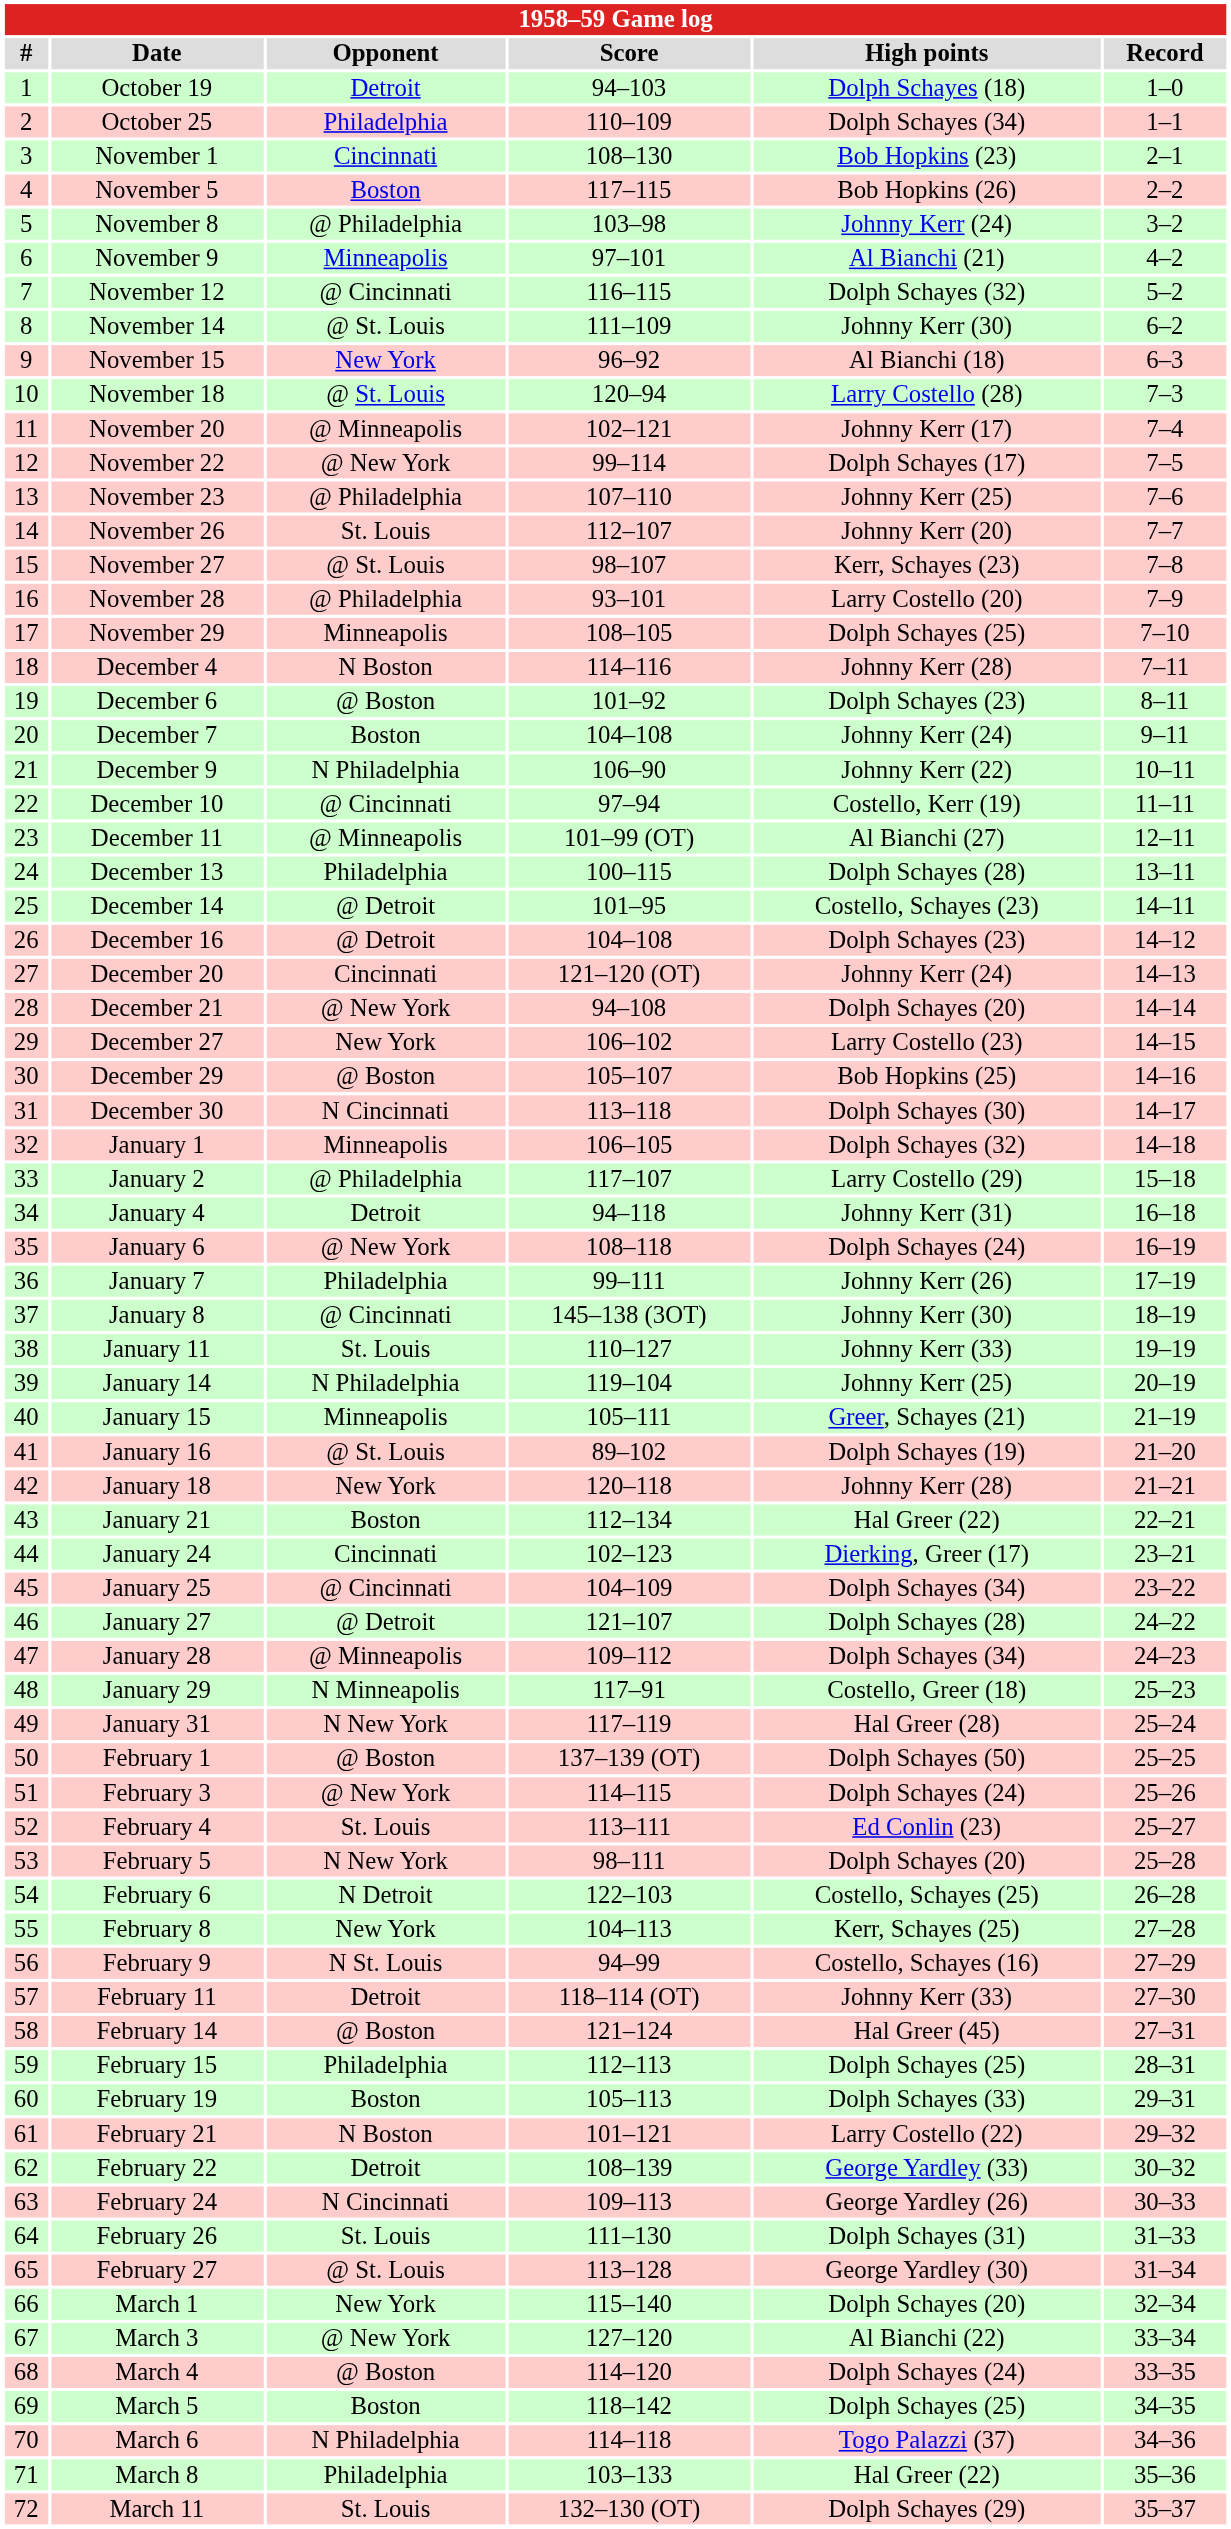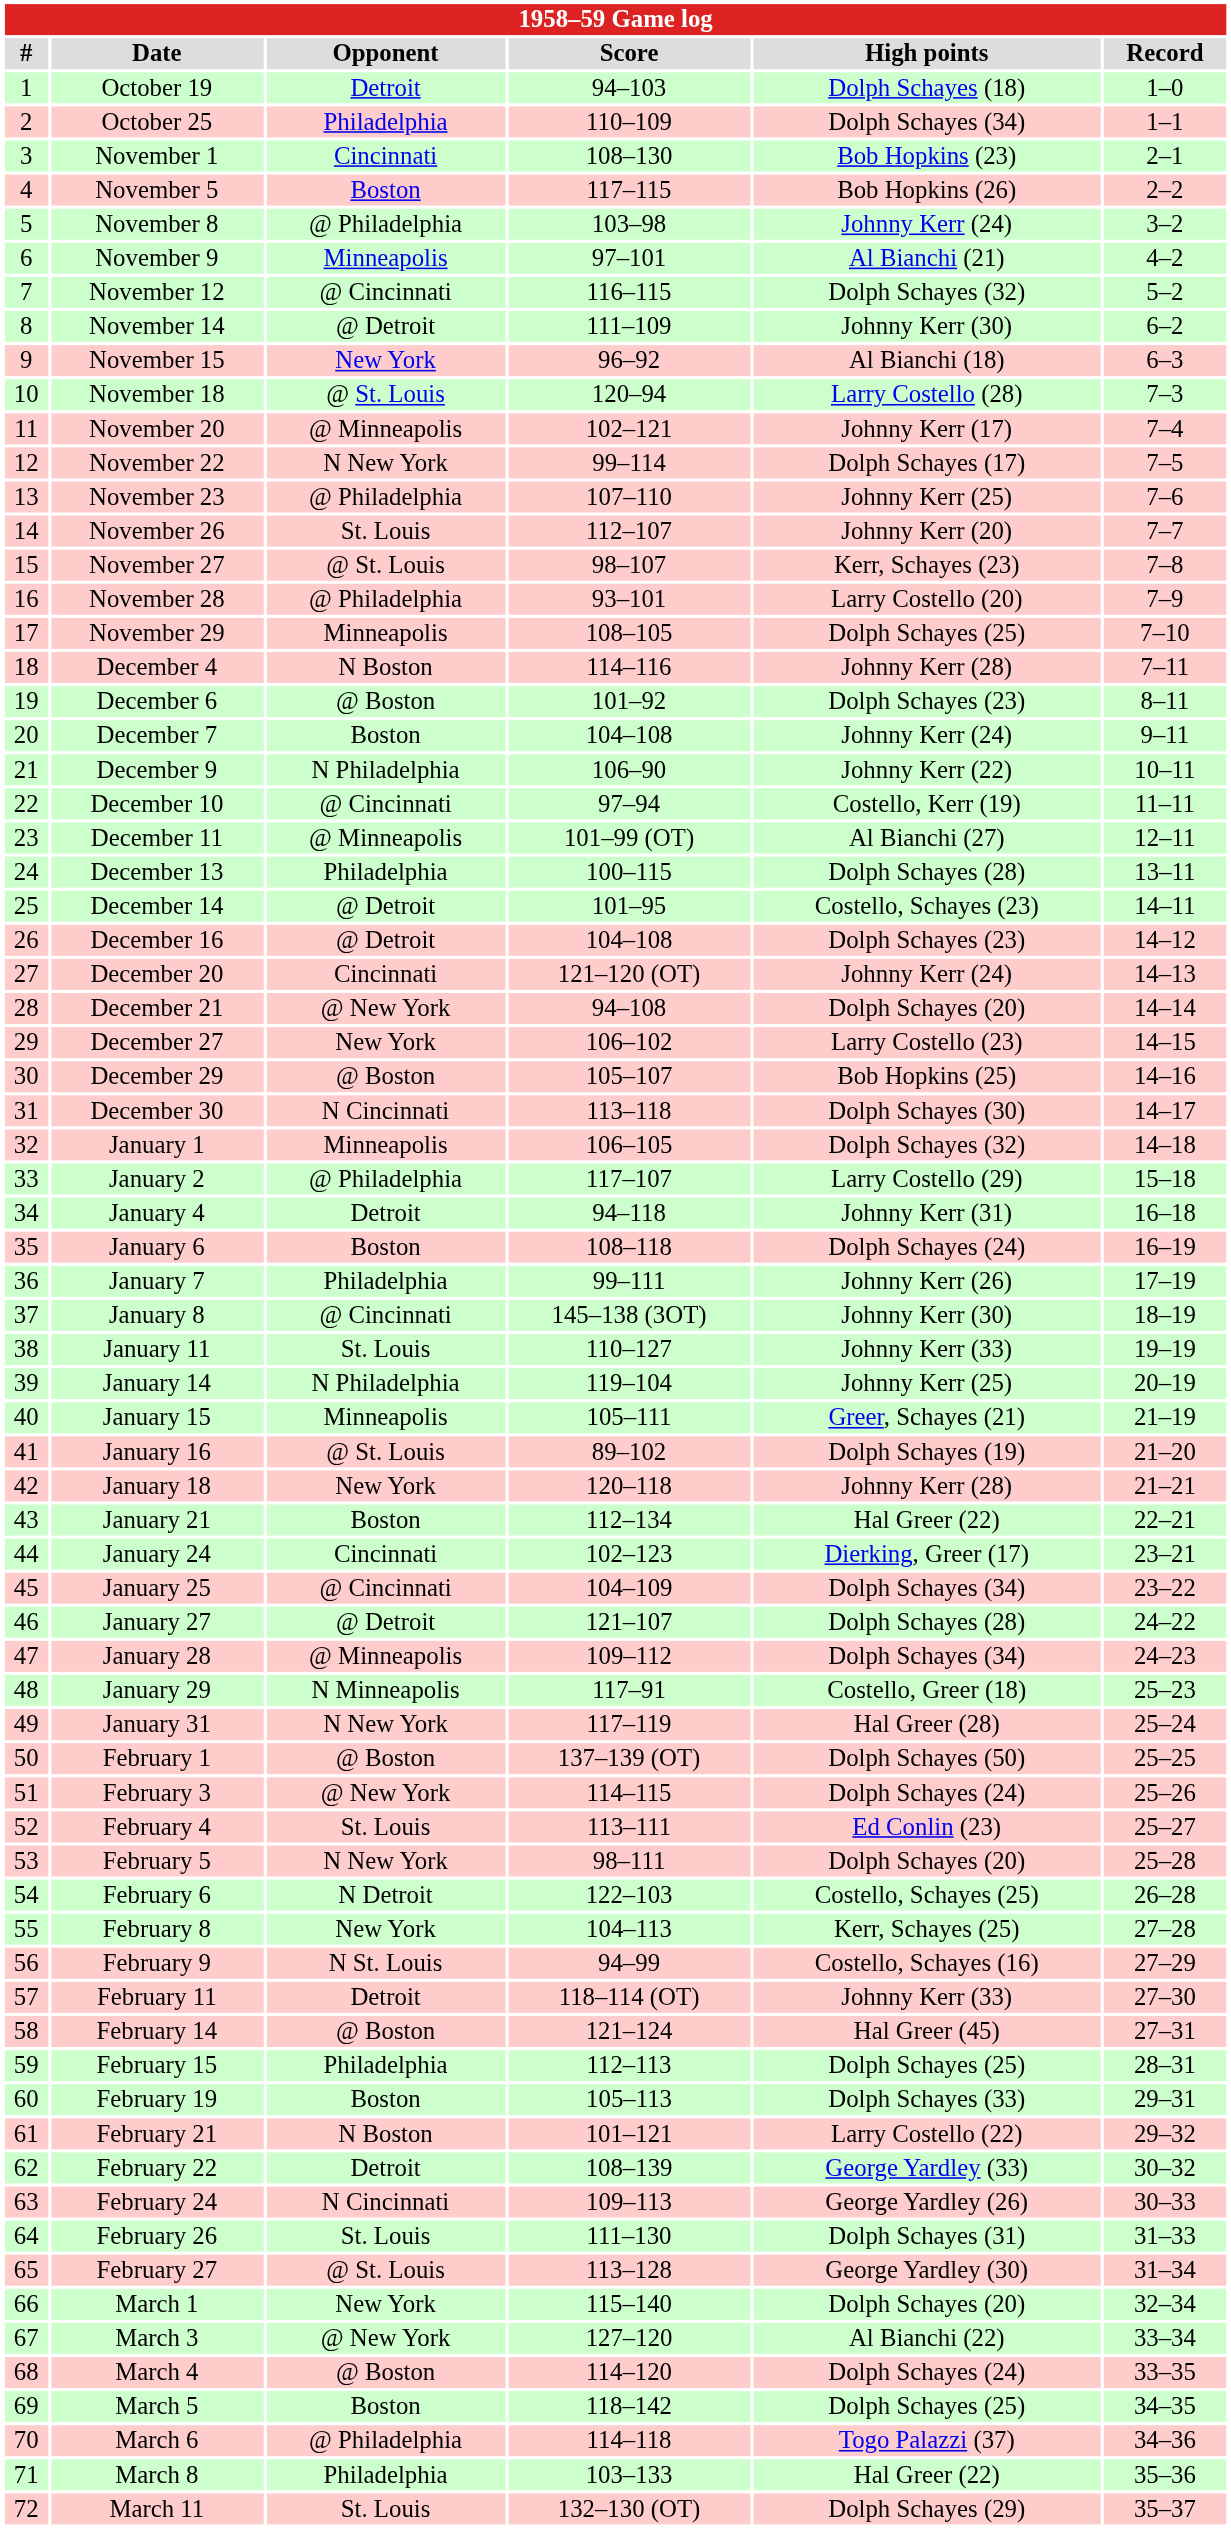(386, 326) @ St. Louis -> (386, 326) @ Detroit
(386, 462) @ New York -> (386, 462) N New York
(386, 1246) @ New York -> (386, 1246) Boston
(386, 2440) N Philadelphia -> (386, 2440) @ Philadelphia
